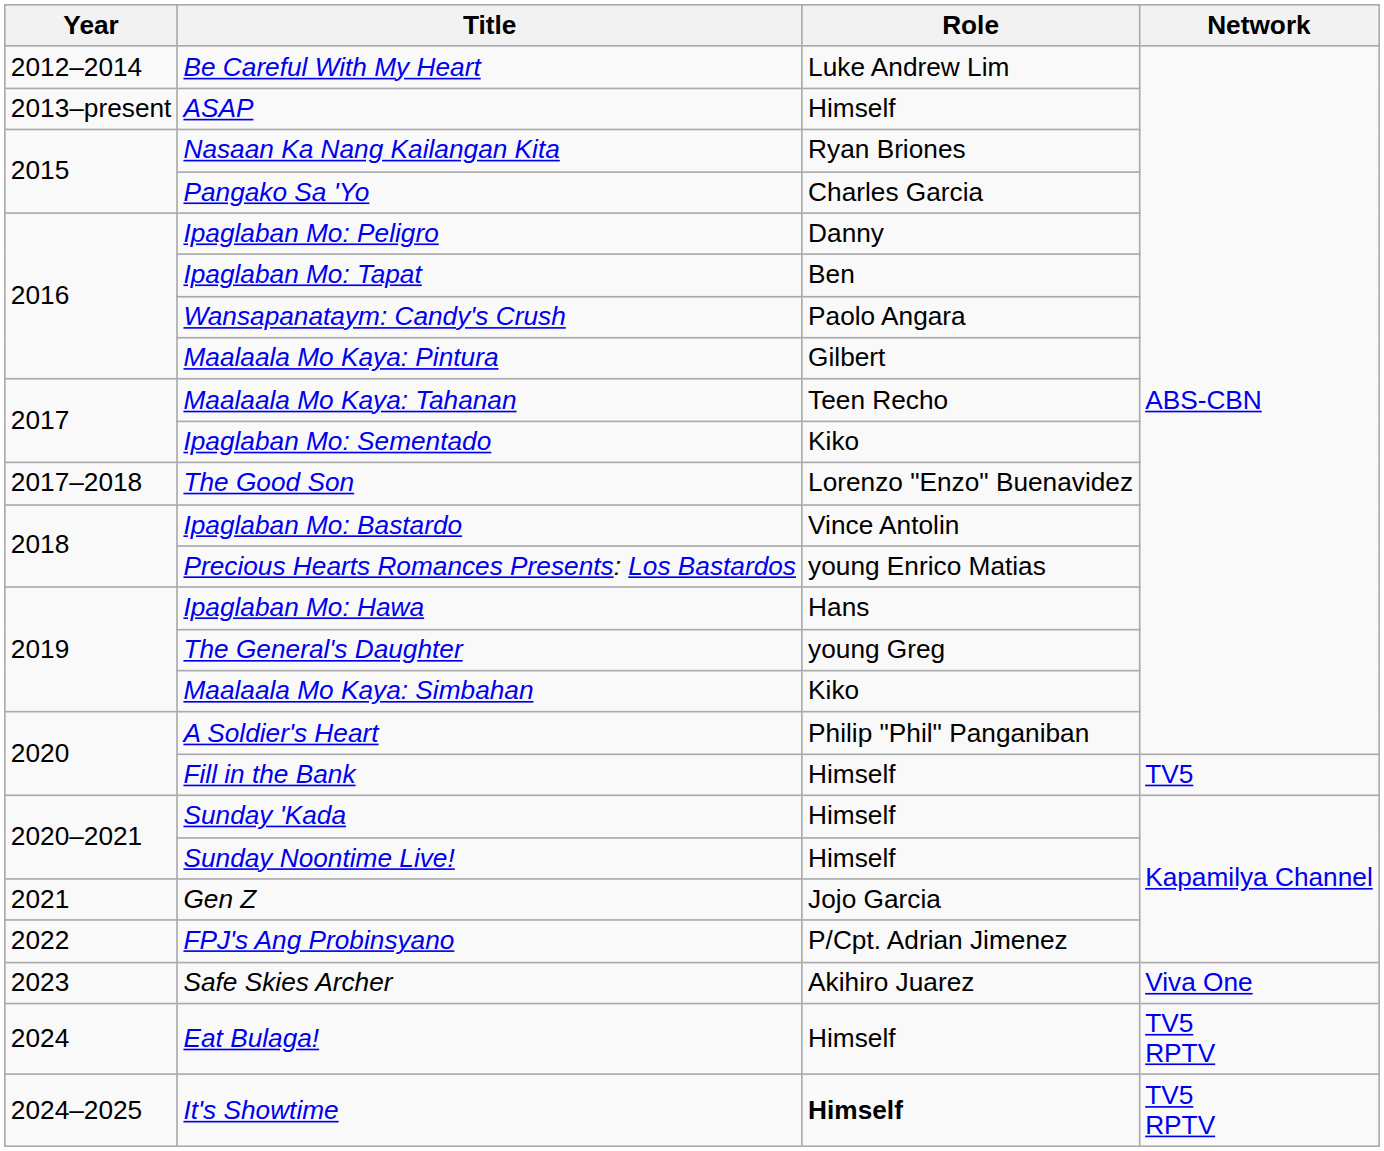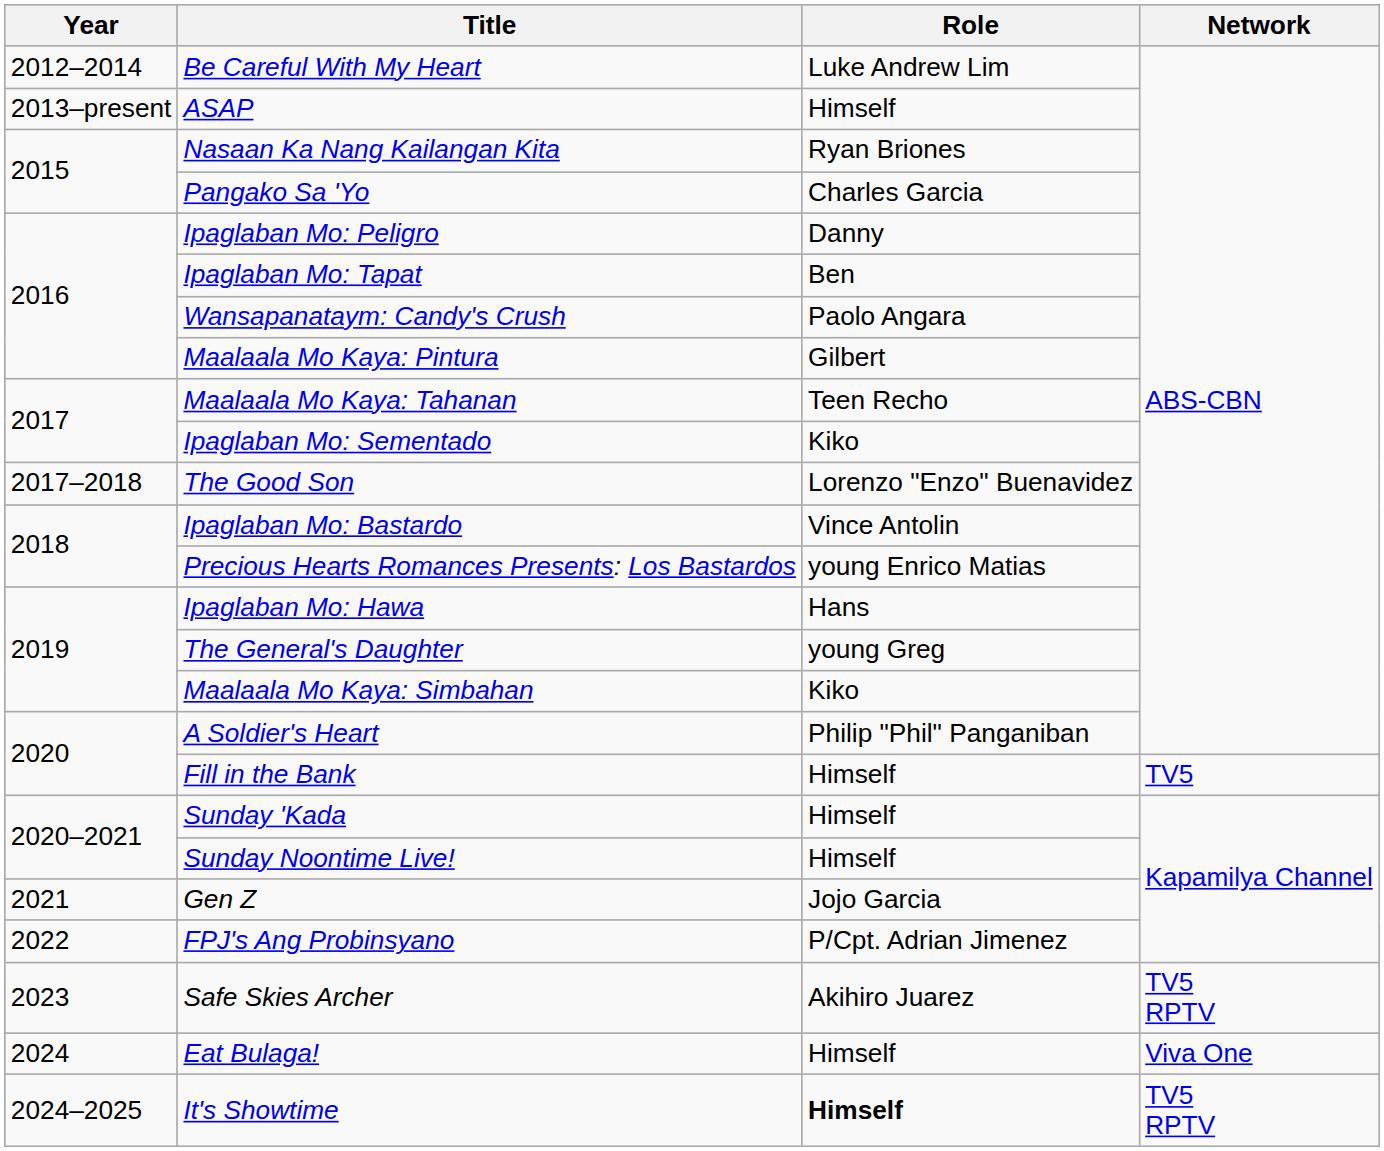(1199, 982) Viva One -> (1180, 997) TV5 RPTV
(1180, 1038) TV5 RPTV -> (1199, 1053) Viva One
